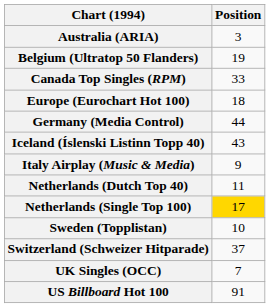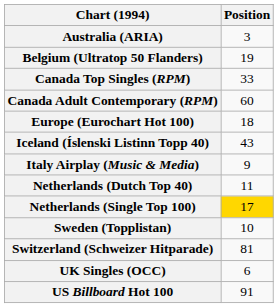+ row: (113, 100)
- row: (108, 121)
(238, 249) 37 -> (247, 249) 81
(238, 270) 7 -> (247, 270) 6
